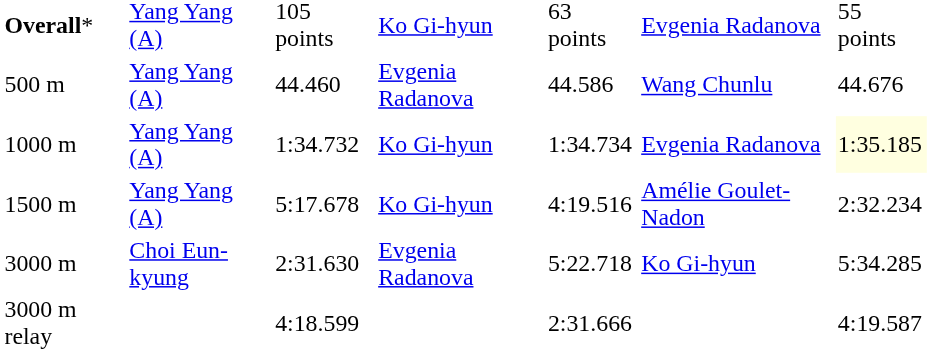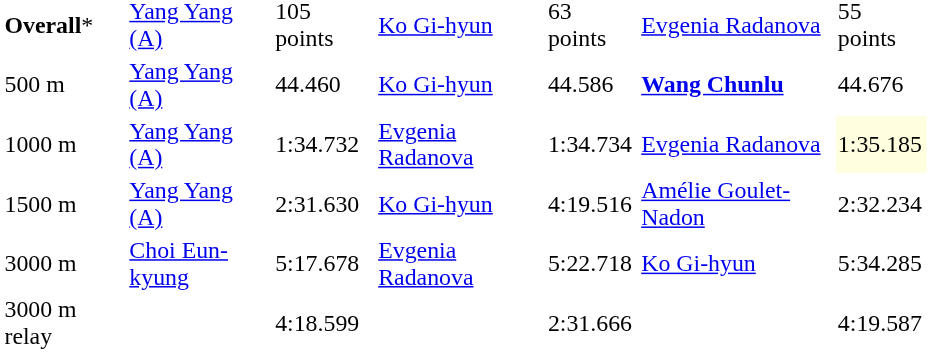(426, 84) Evgenia Radanova -> (435, 84) Ko Gi-hyun
(707, 84) normal -> (712, 84) bold
(435, 144) Ko Gi-hyun -> (426, 144) Evgenia Radanova
(317, 203) 5:17.678 -> (317, 203) 2:31.630
(317, 263) 2:31.630 -> (317, 263) 5:17.678
